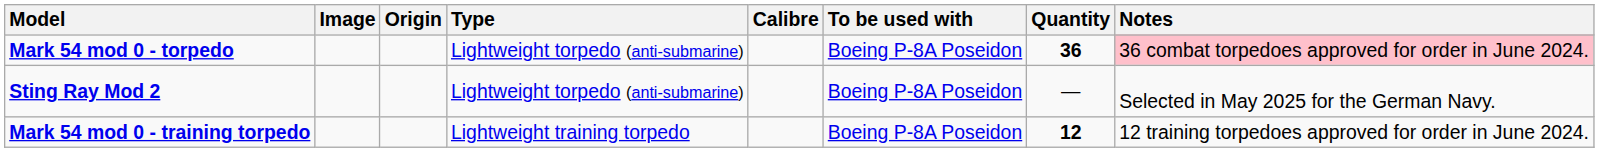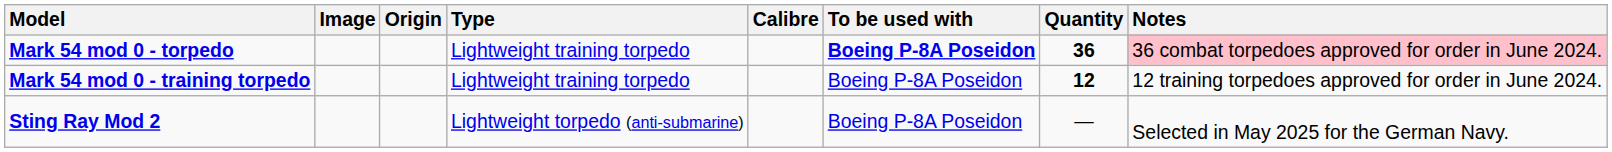(597, 50) Lightweight torpedo (anti-submarine) -> (570, 50) Lightweight training torpedo
(925, 50) normal -> (932, 50) bold
rows swapped: (160, 131) <-> (85, 90)
